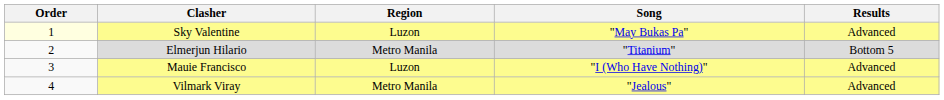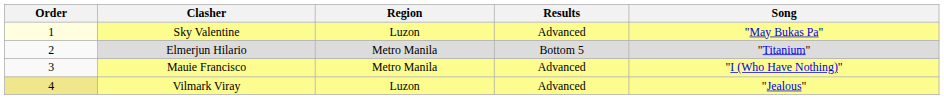columns swapped: (649, 13) <-> (871, 13)
(405, 68) Luzon -> (405, 68) Metro Manila
(51, 86) no background -> (51, 86) khaki background
(405, 86) Metro Manila -> (405, 86) Luzon
